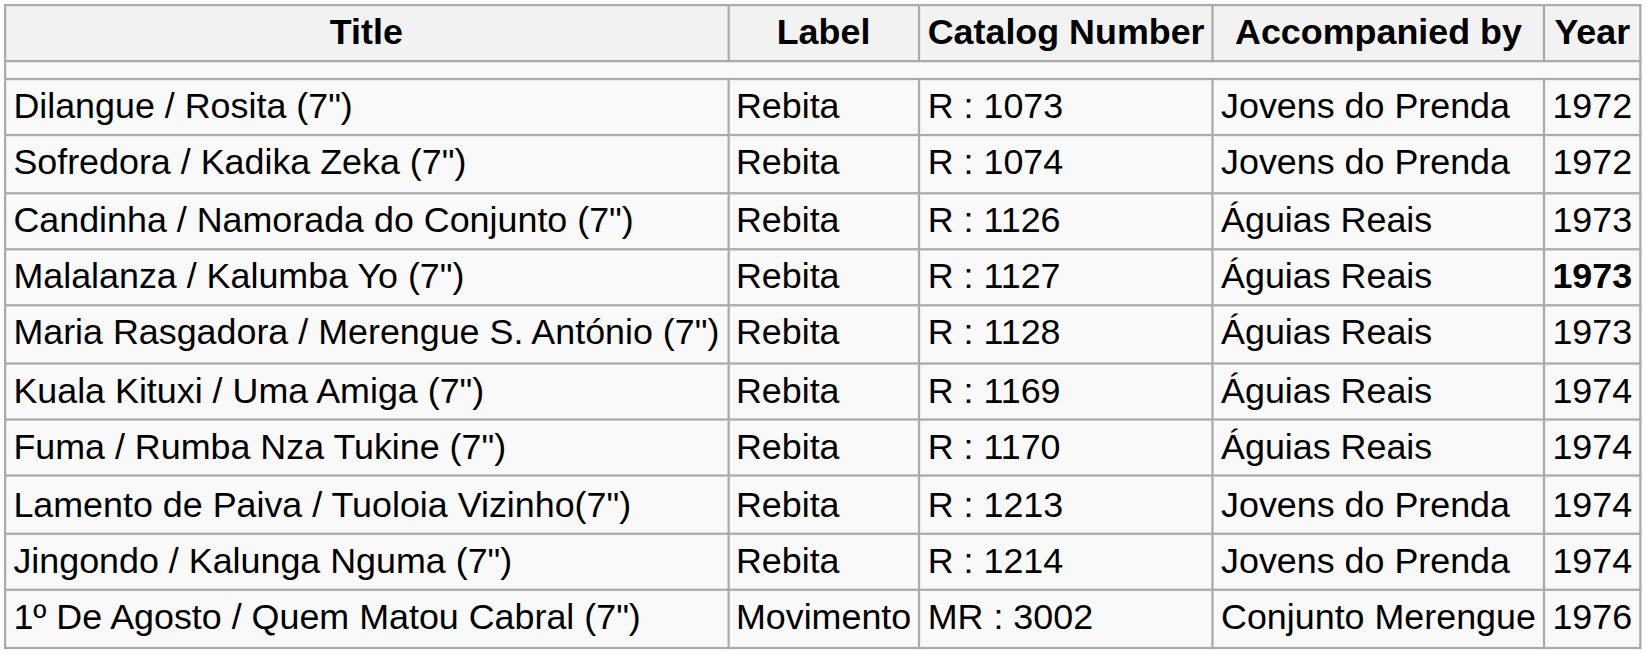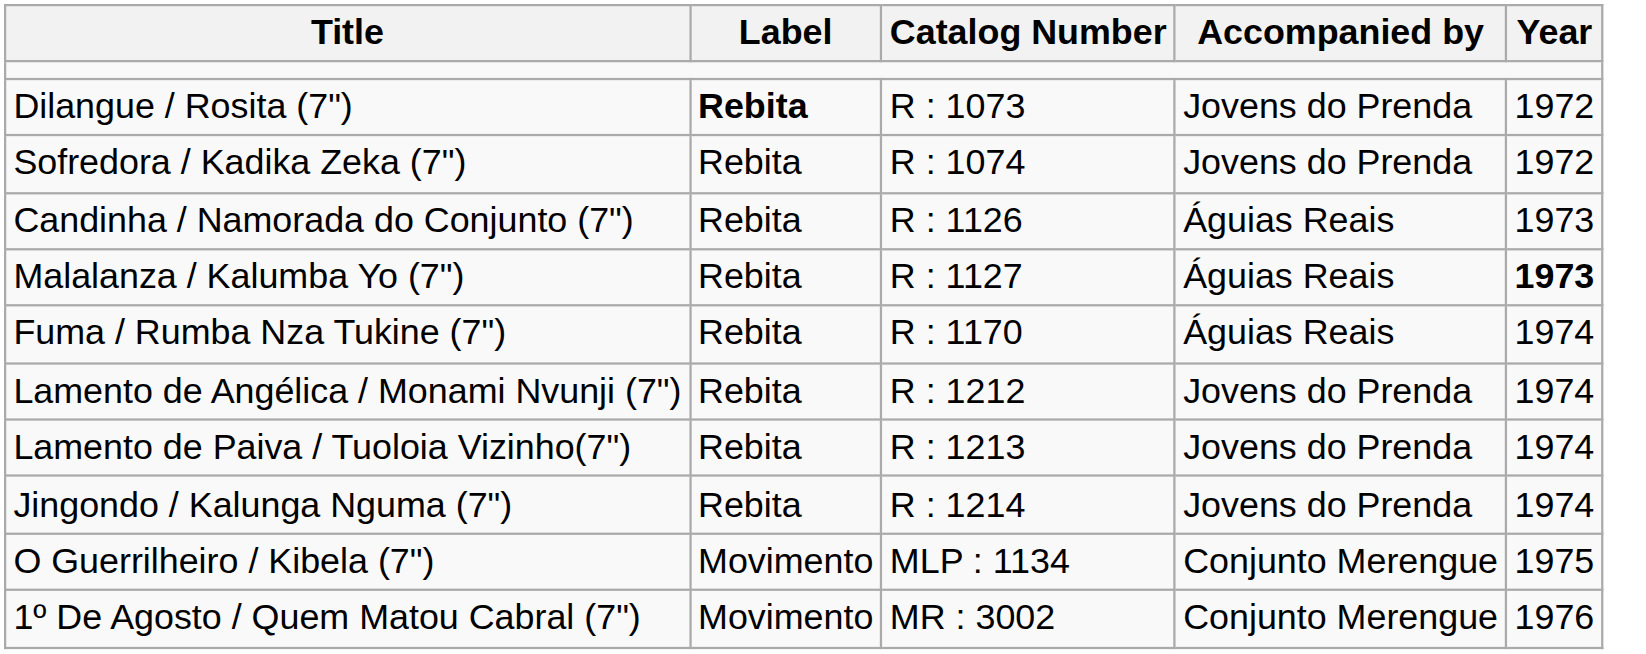(788, 106) normal -> (753, 106) bold
- row: (366, 333)
- row: (249, 390)
+ row: (347, 390)
+ row: (224, 560)
